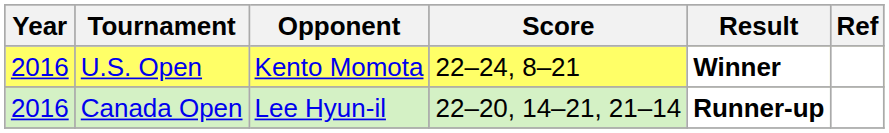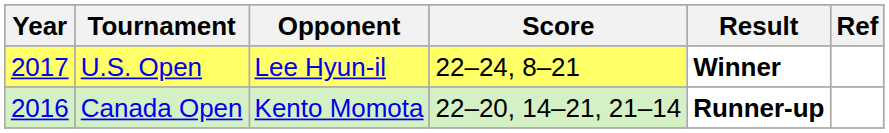(40, 67) 2016 -> (40, 67) 2017
(339, 67) Kento Momota -> (320, 67) Lee Hyun-il
(320, 108) Lee Hyun-il -> (339, 108) Kento Momota
